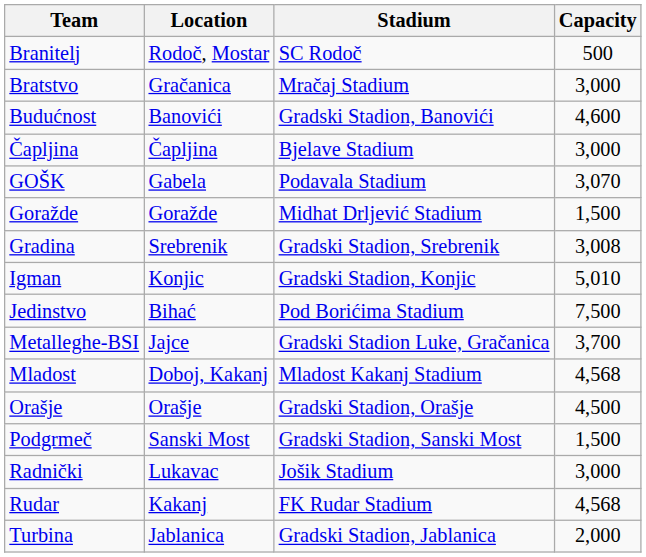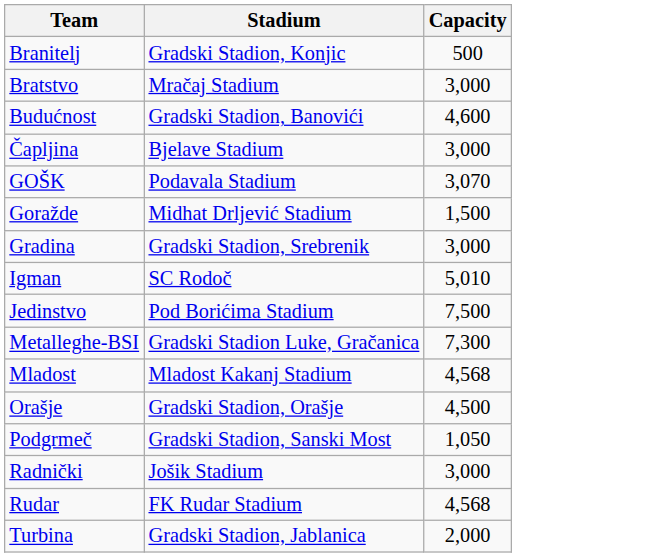- column: (209, 20)
(320, 52) SC Rodoč -> (247, 52) Gradski Stadion, Konjic
(598, 246) 3,008 -> (468, 246) 3,000
(377, 278) Gradski Stadion, Konjic -> (190, 278) SC Rodoč
(598, 342) 3,700 -> (468, 342) 7,300
(598, 439) 1,500 -> (468, 439) 1,050
